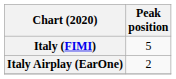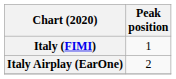(148, 45) 5 -> (148, 45) 1
